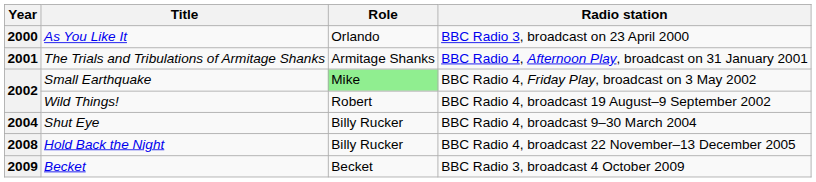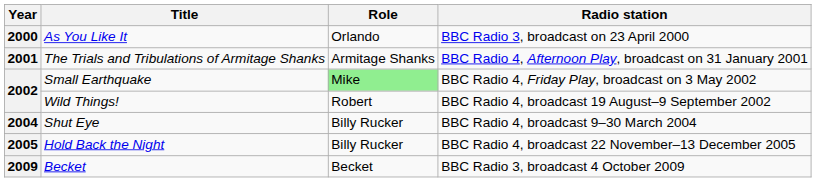(23, 144) 2008 -> (23, 144) 2005
